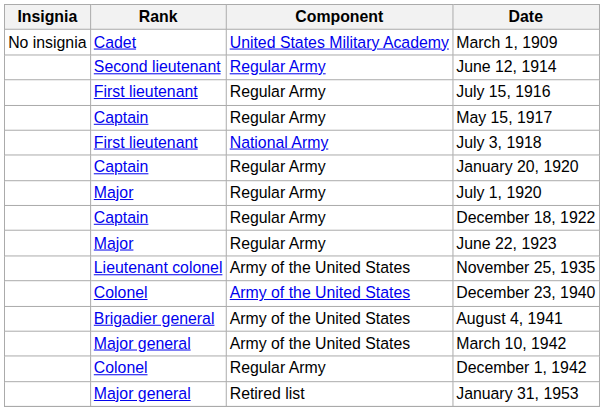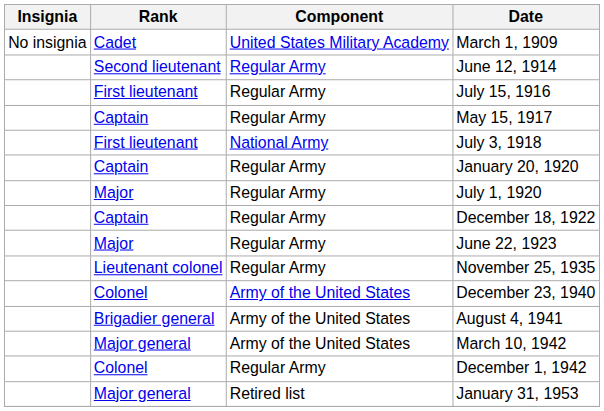(320, 268) Army of the United States -> (278, 268) Regular Army
